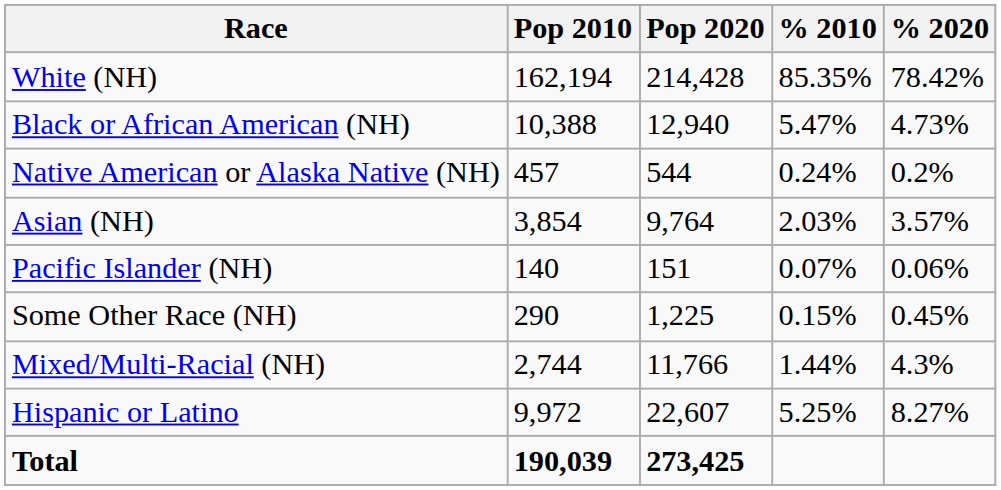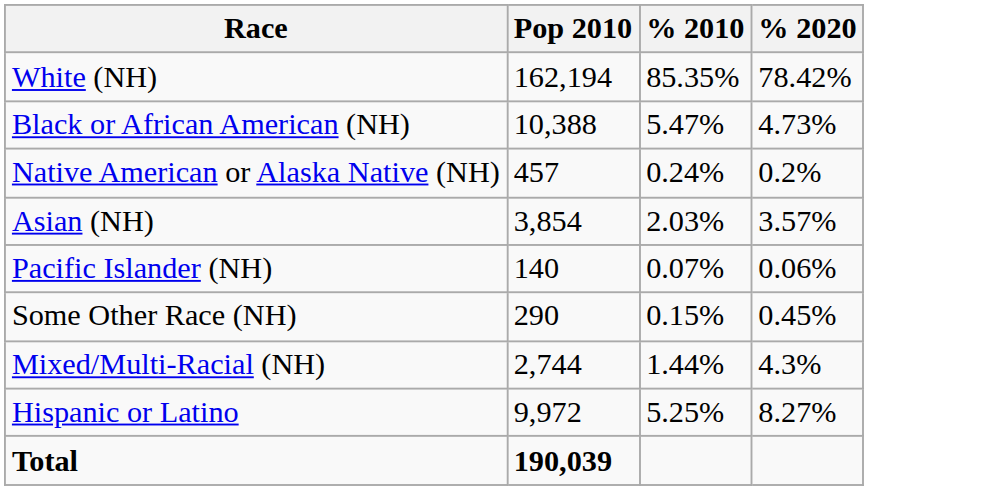- column: (705, 28)
